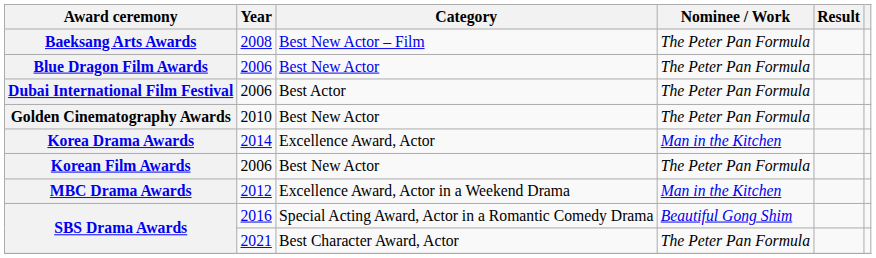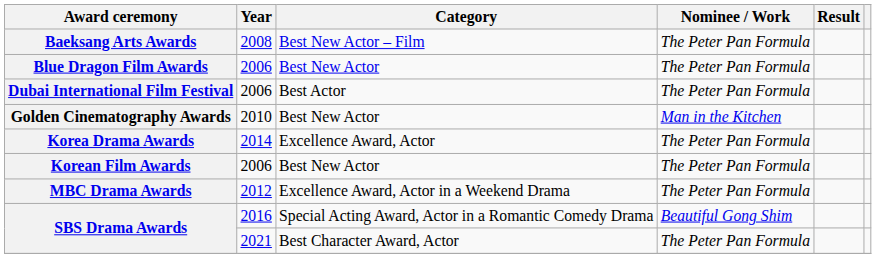(735, 116) The Peter Pan Formula -> (721, 116) Man in the Kitchen
(721, 141) Man in the Kitchen -> (735, 141) The Peter Pan Formula
(721, 191) Man in the Kitchen -> (735, 191) The Peter Pan Formula
